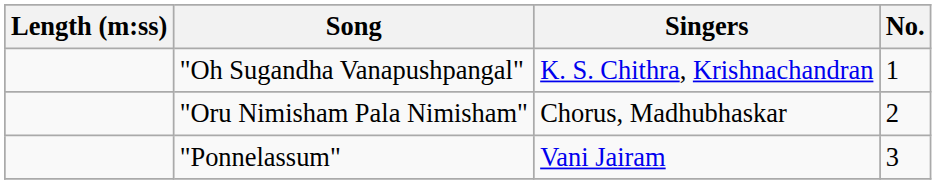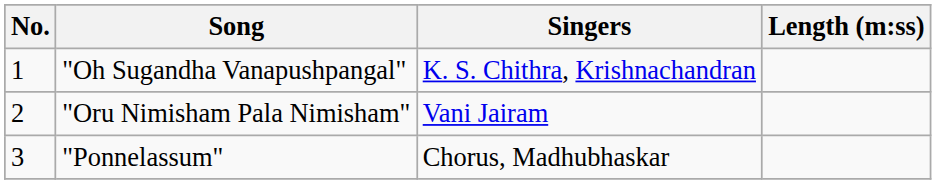columns swapped: (905, 26) <-> (89, 26)
(663, 113) Chorus, Madhubhaskar -> (485, 113) Vani Jairam
(603, 157) Vani Jairam -> (546, 157) Chorus, Madhubhaskar
